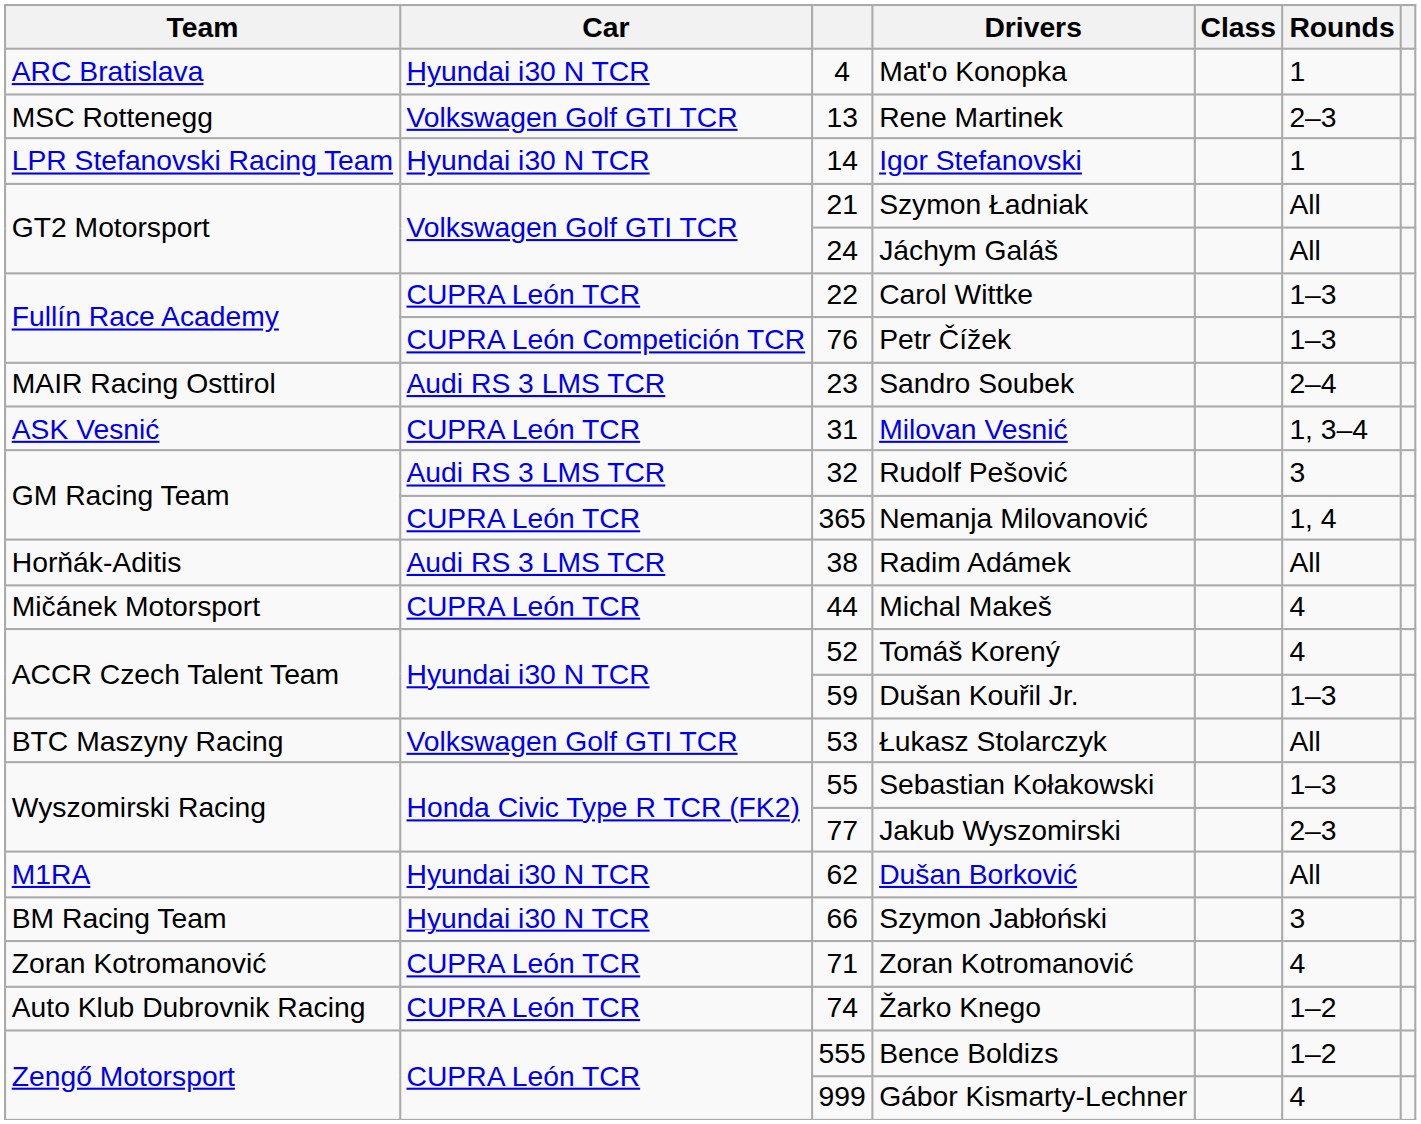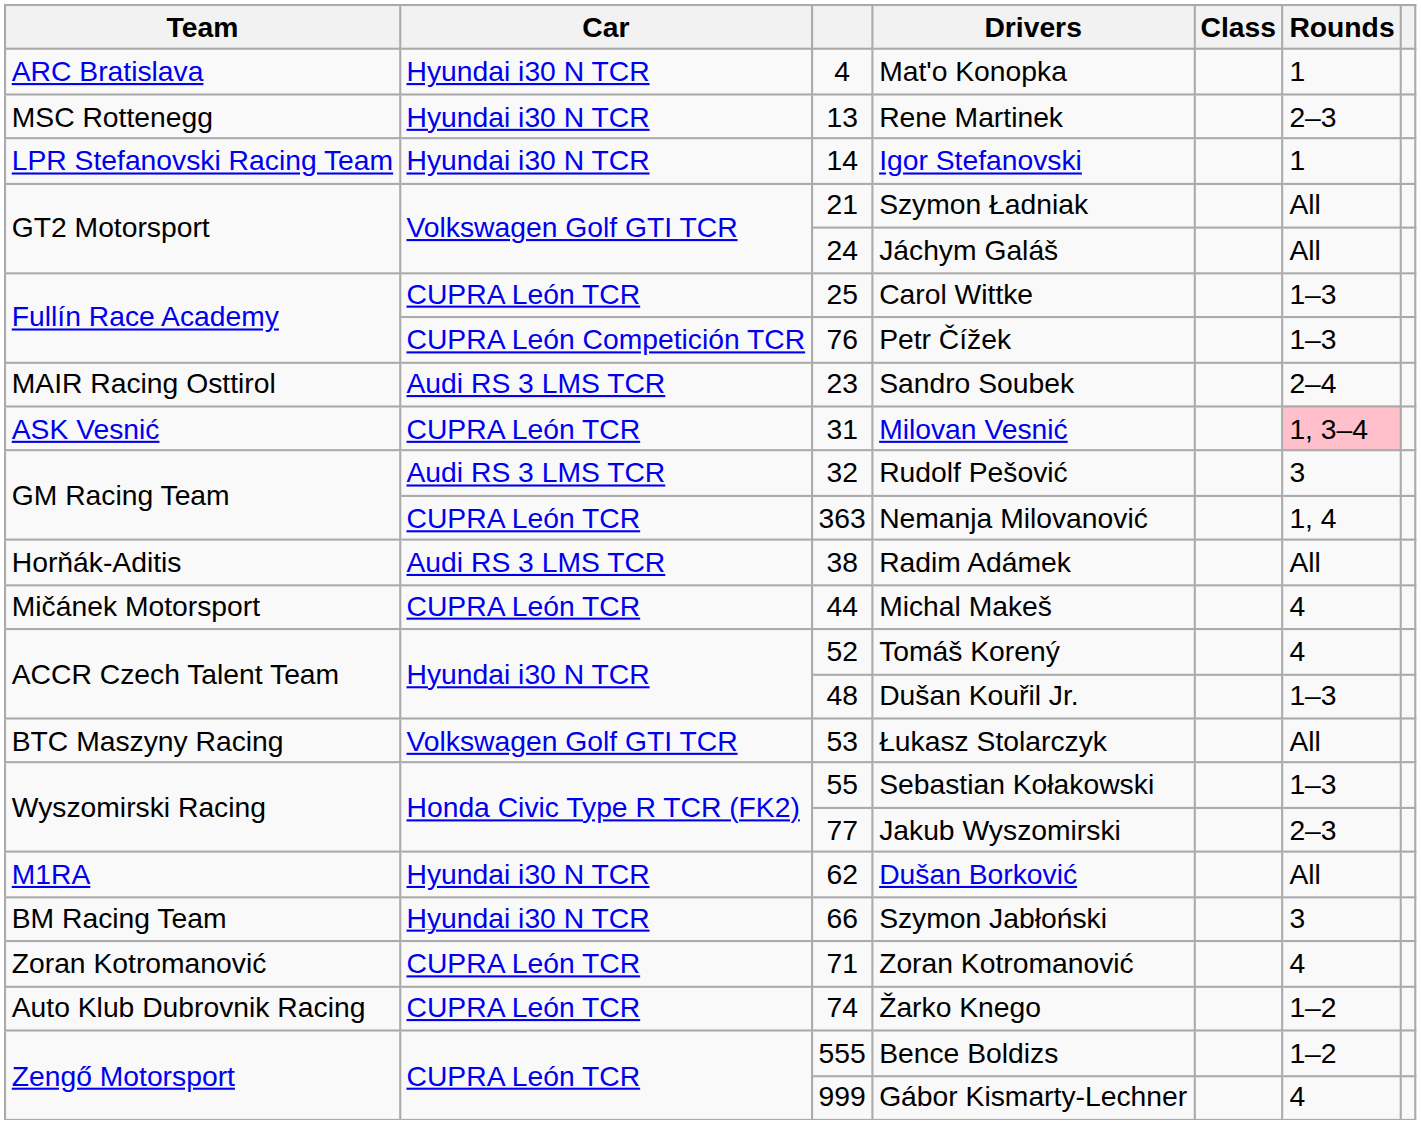(572, 116) Volkswagen Golf GTI TCR -> (528, 116) Hyundai i30 N TCR
(842, 294) 22 -> (842, 294) 25
(1329, 428) no background -> (1329, 428) pink background
(842, 517) 365 -> (842, 517) 363
(842, 696) 59 -> (842, 696) 48
